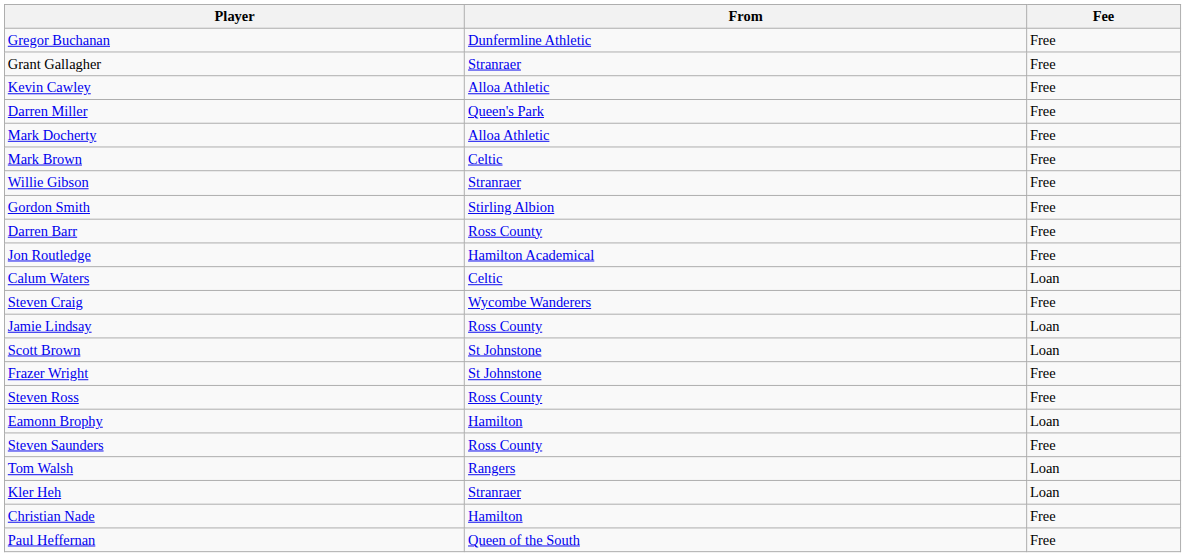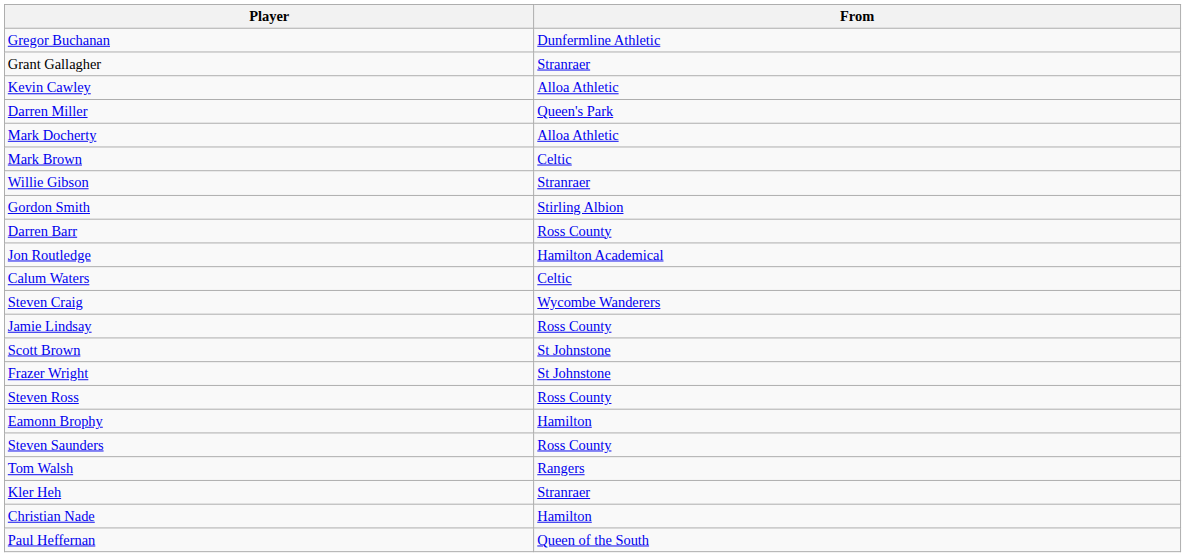- column: (1103, 16)
